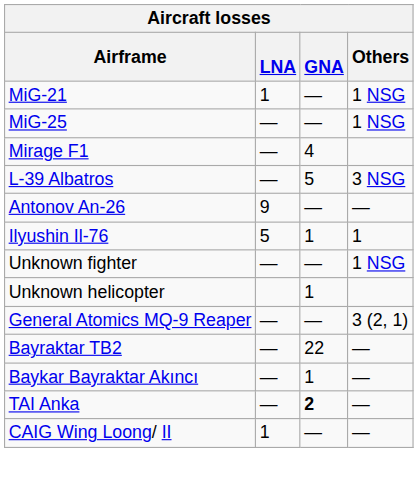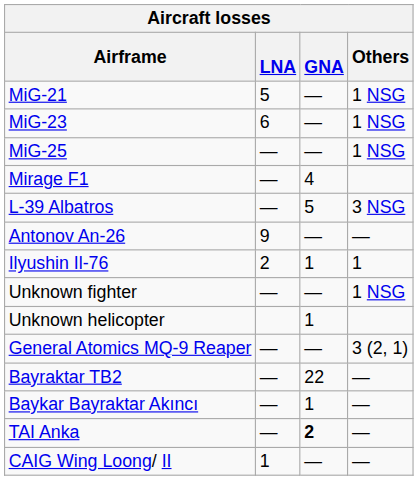(265, 94) 1 -> (265, 94) 5
+ row: (38, 123)
(265, 235) 5 -> (265, 263) 2
